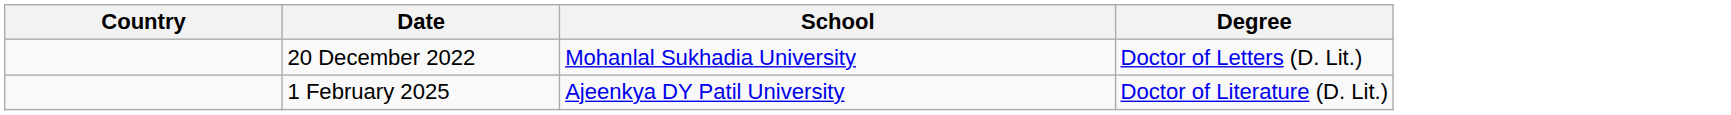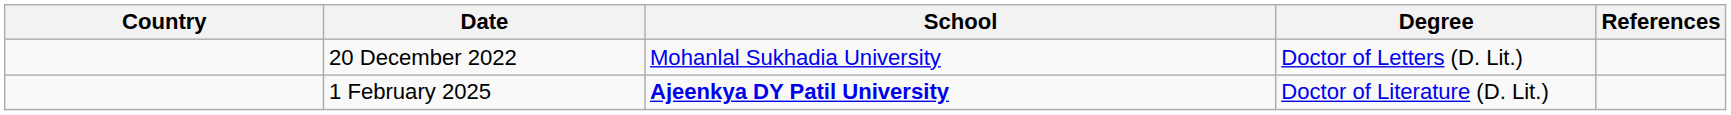+ column: (1661, 22)
(705, 92) normal -> (799, 92) bold
